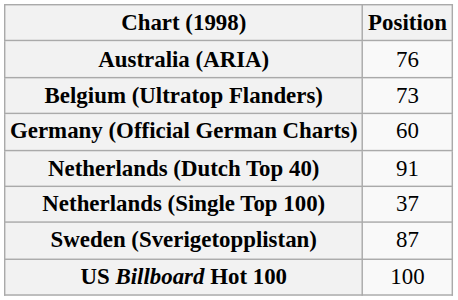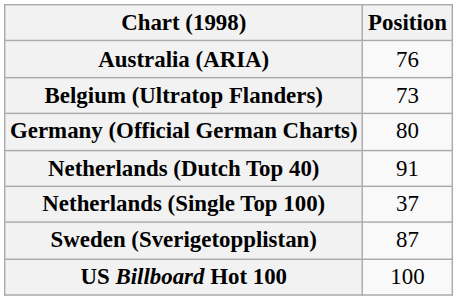(408, 131) 60 -> (408, 131) 80
